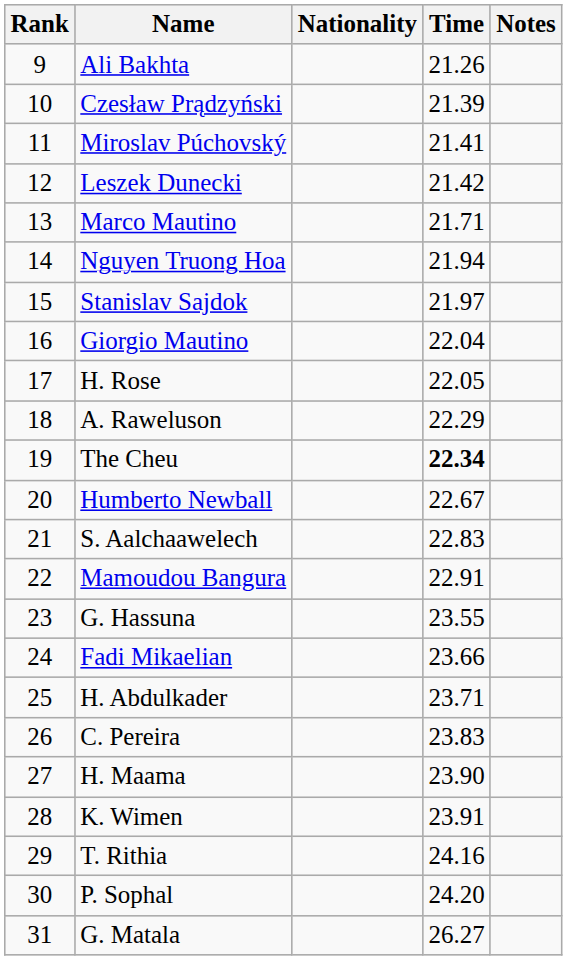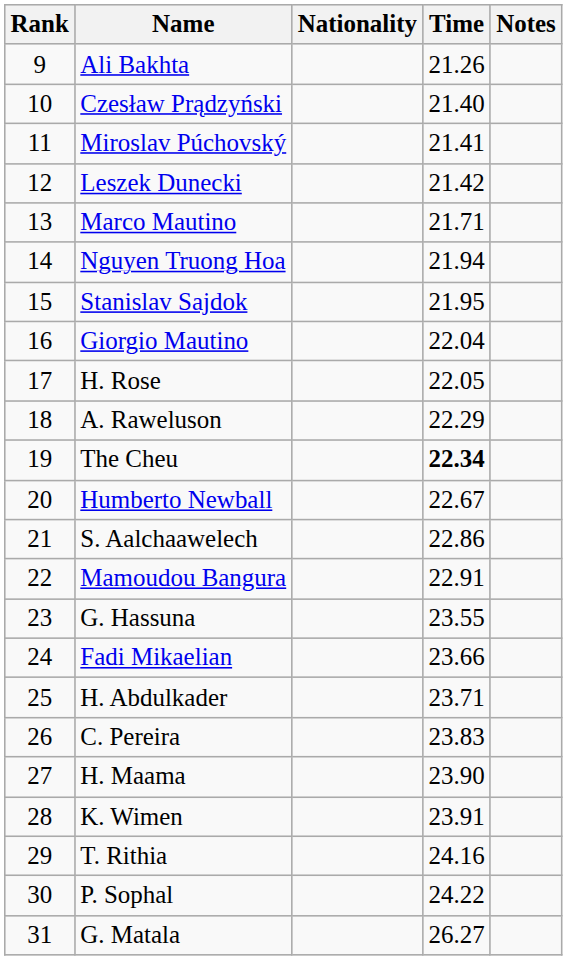(457, 103) 21.39 -> (457, 103) 21.40
(457, 301) 21.97 -> (457, 301) 21.95
(457, 538) 22.83 -> (457, 538) 22.86
(457, 895) 24.20 -> (457, 895) 24.22
